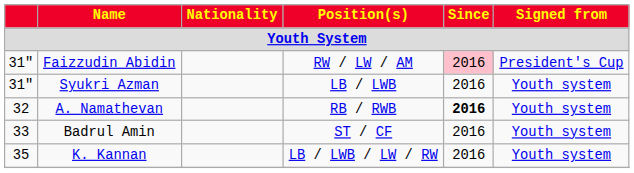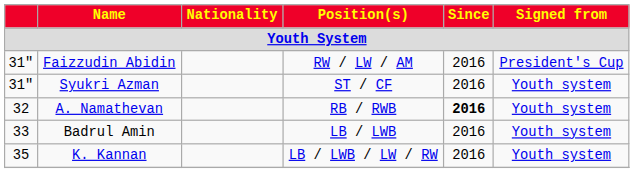(469, 62) pink background -> (469, 62) no background
(363, 85) LB / LWB -> (363, 85) ST / CF
(363, 132) ST / CF -> (363, 132) LB / LWB
